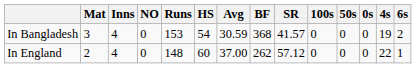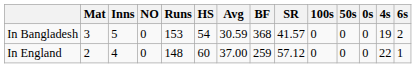(114, 33) 4 -> (114, 33) 5
(262, 53) 262 -> (262, 53) 259
